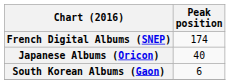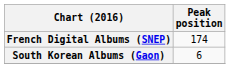- row: (89, 55)
